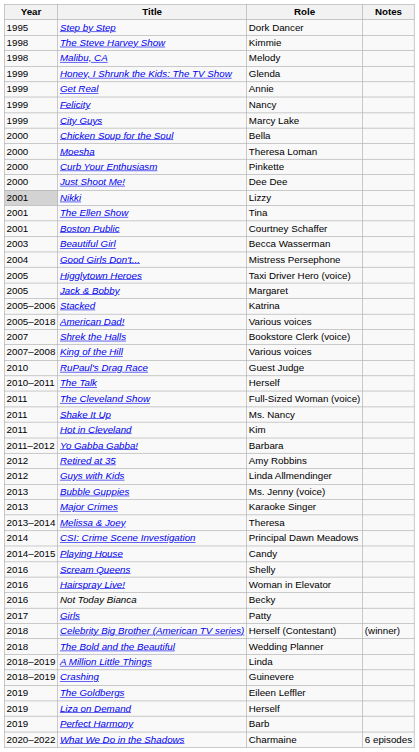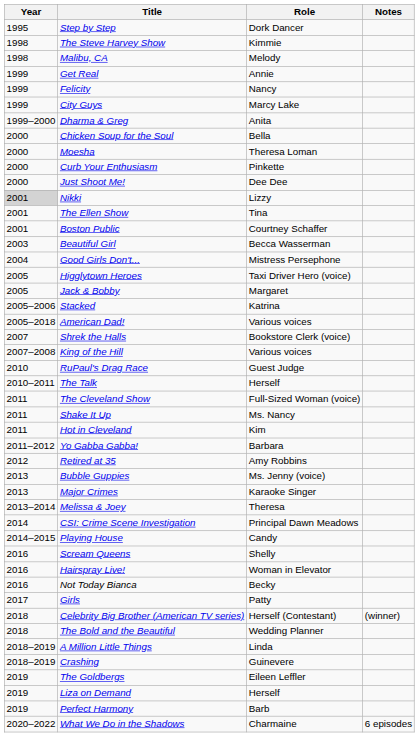- row: (146, 74)
+ row: (94, 120)
- row: (92, 476)
